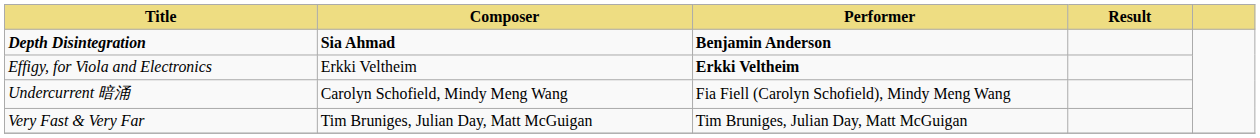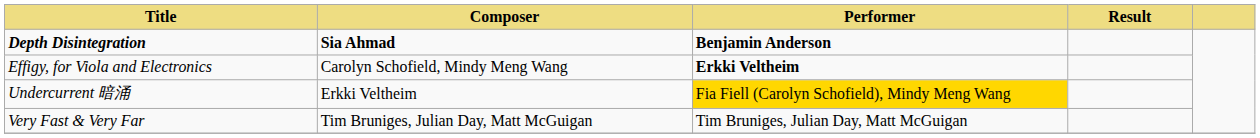(369, 67) Erkki Veltheim -> (444, 67) Carolyn Schofield, Mindy Meng Wang
(444, 93) Carolyn Schofield, Mindy Meng Wang -> (369, 93) Erkki Veltheim
(853, 93) no background -> (853, 93) gold background
